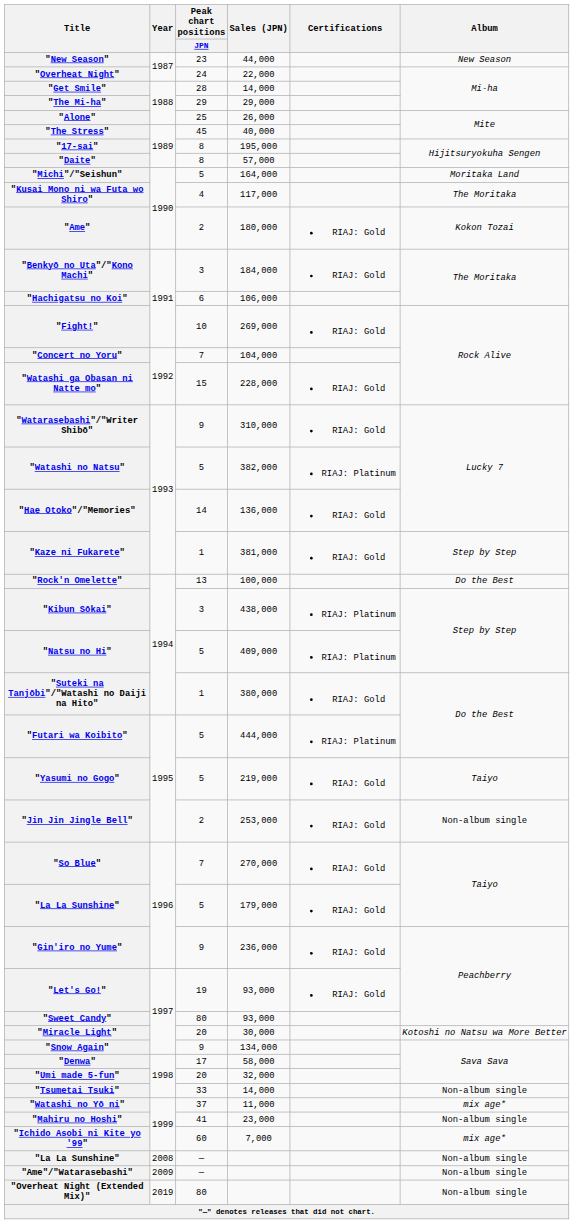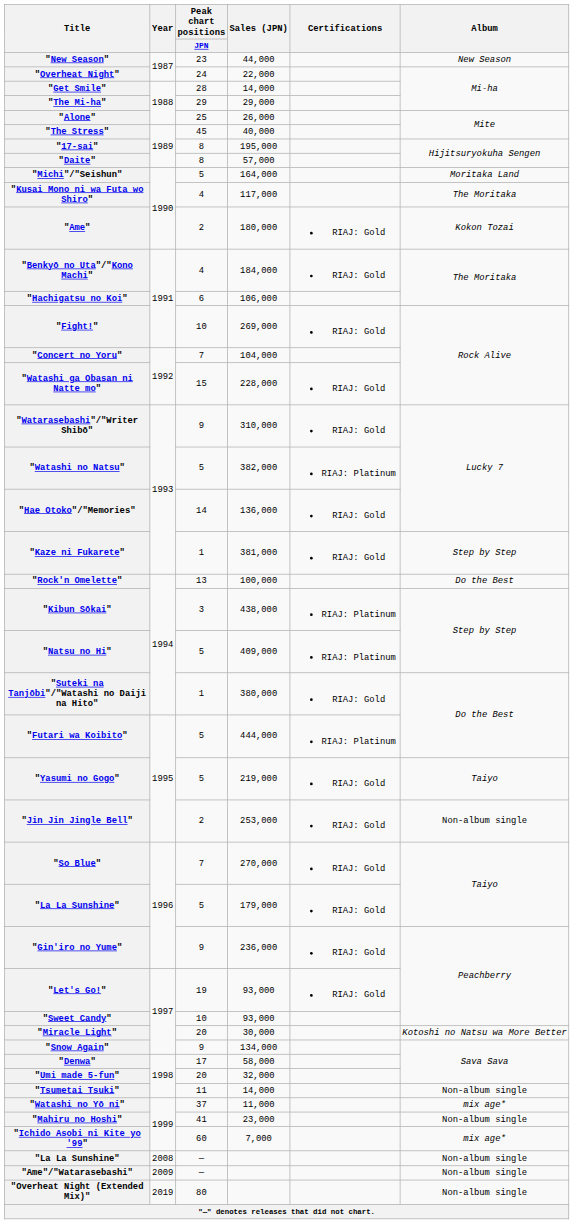(201, 270) 3 -> (201, 270) 4
(201, 1018) 80 -> (201, 1018) 10
(201, 1090) 33 -> (201, 1090) 11
